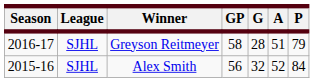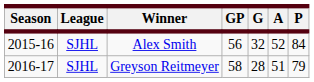rows swapped: (164, 66) <-> (164, 44)
